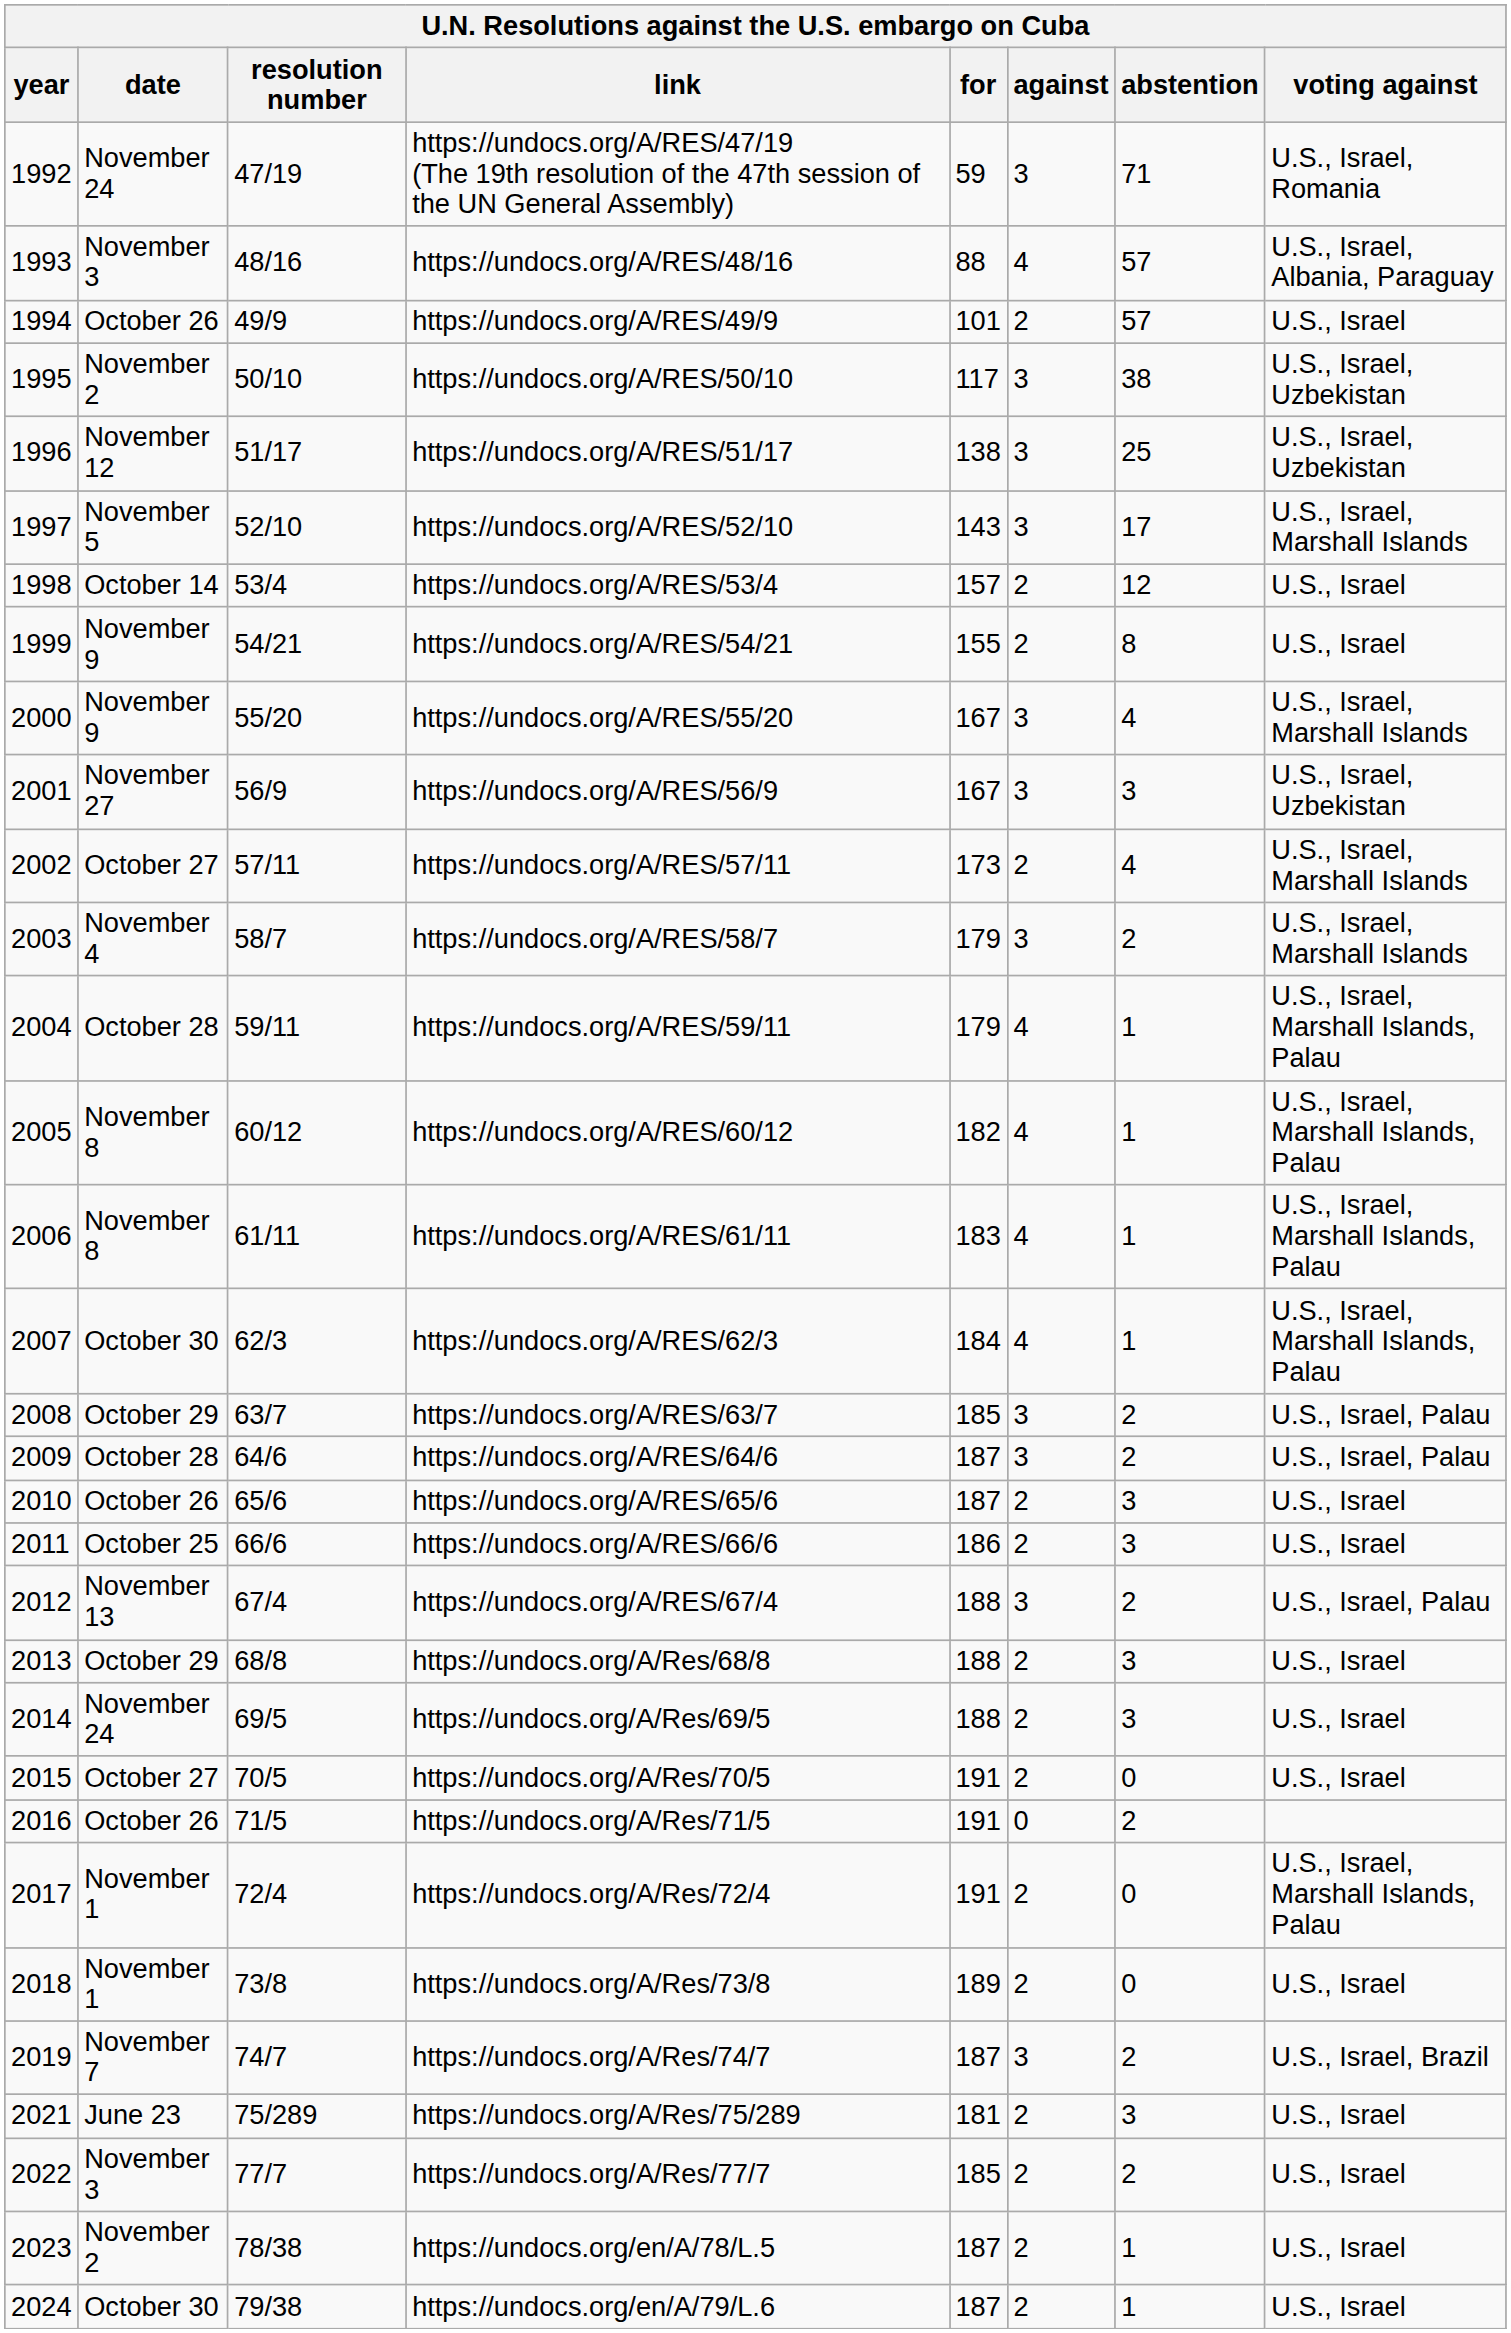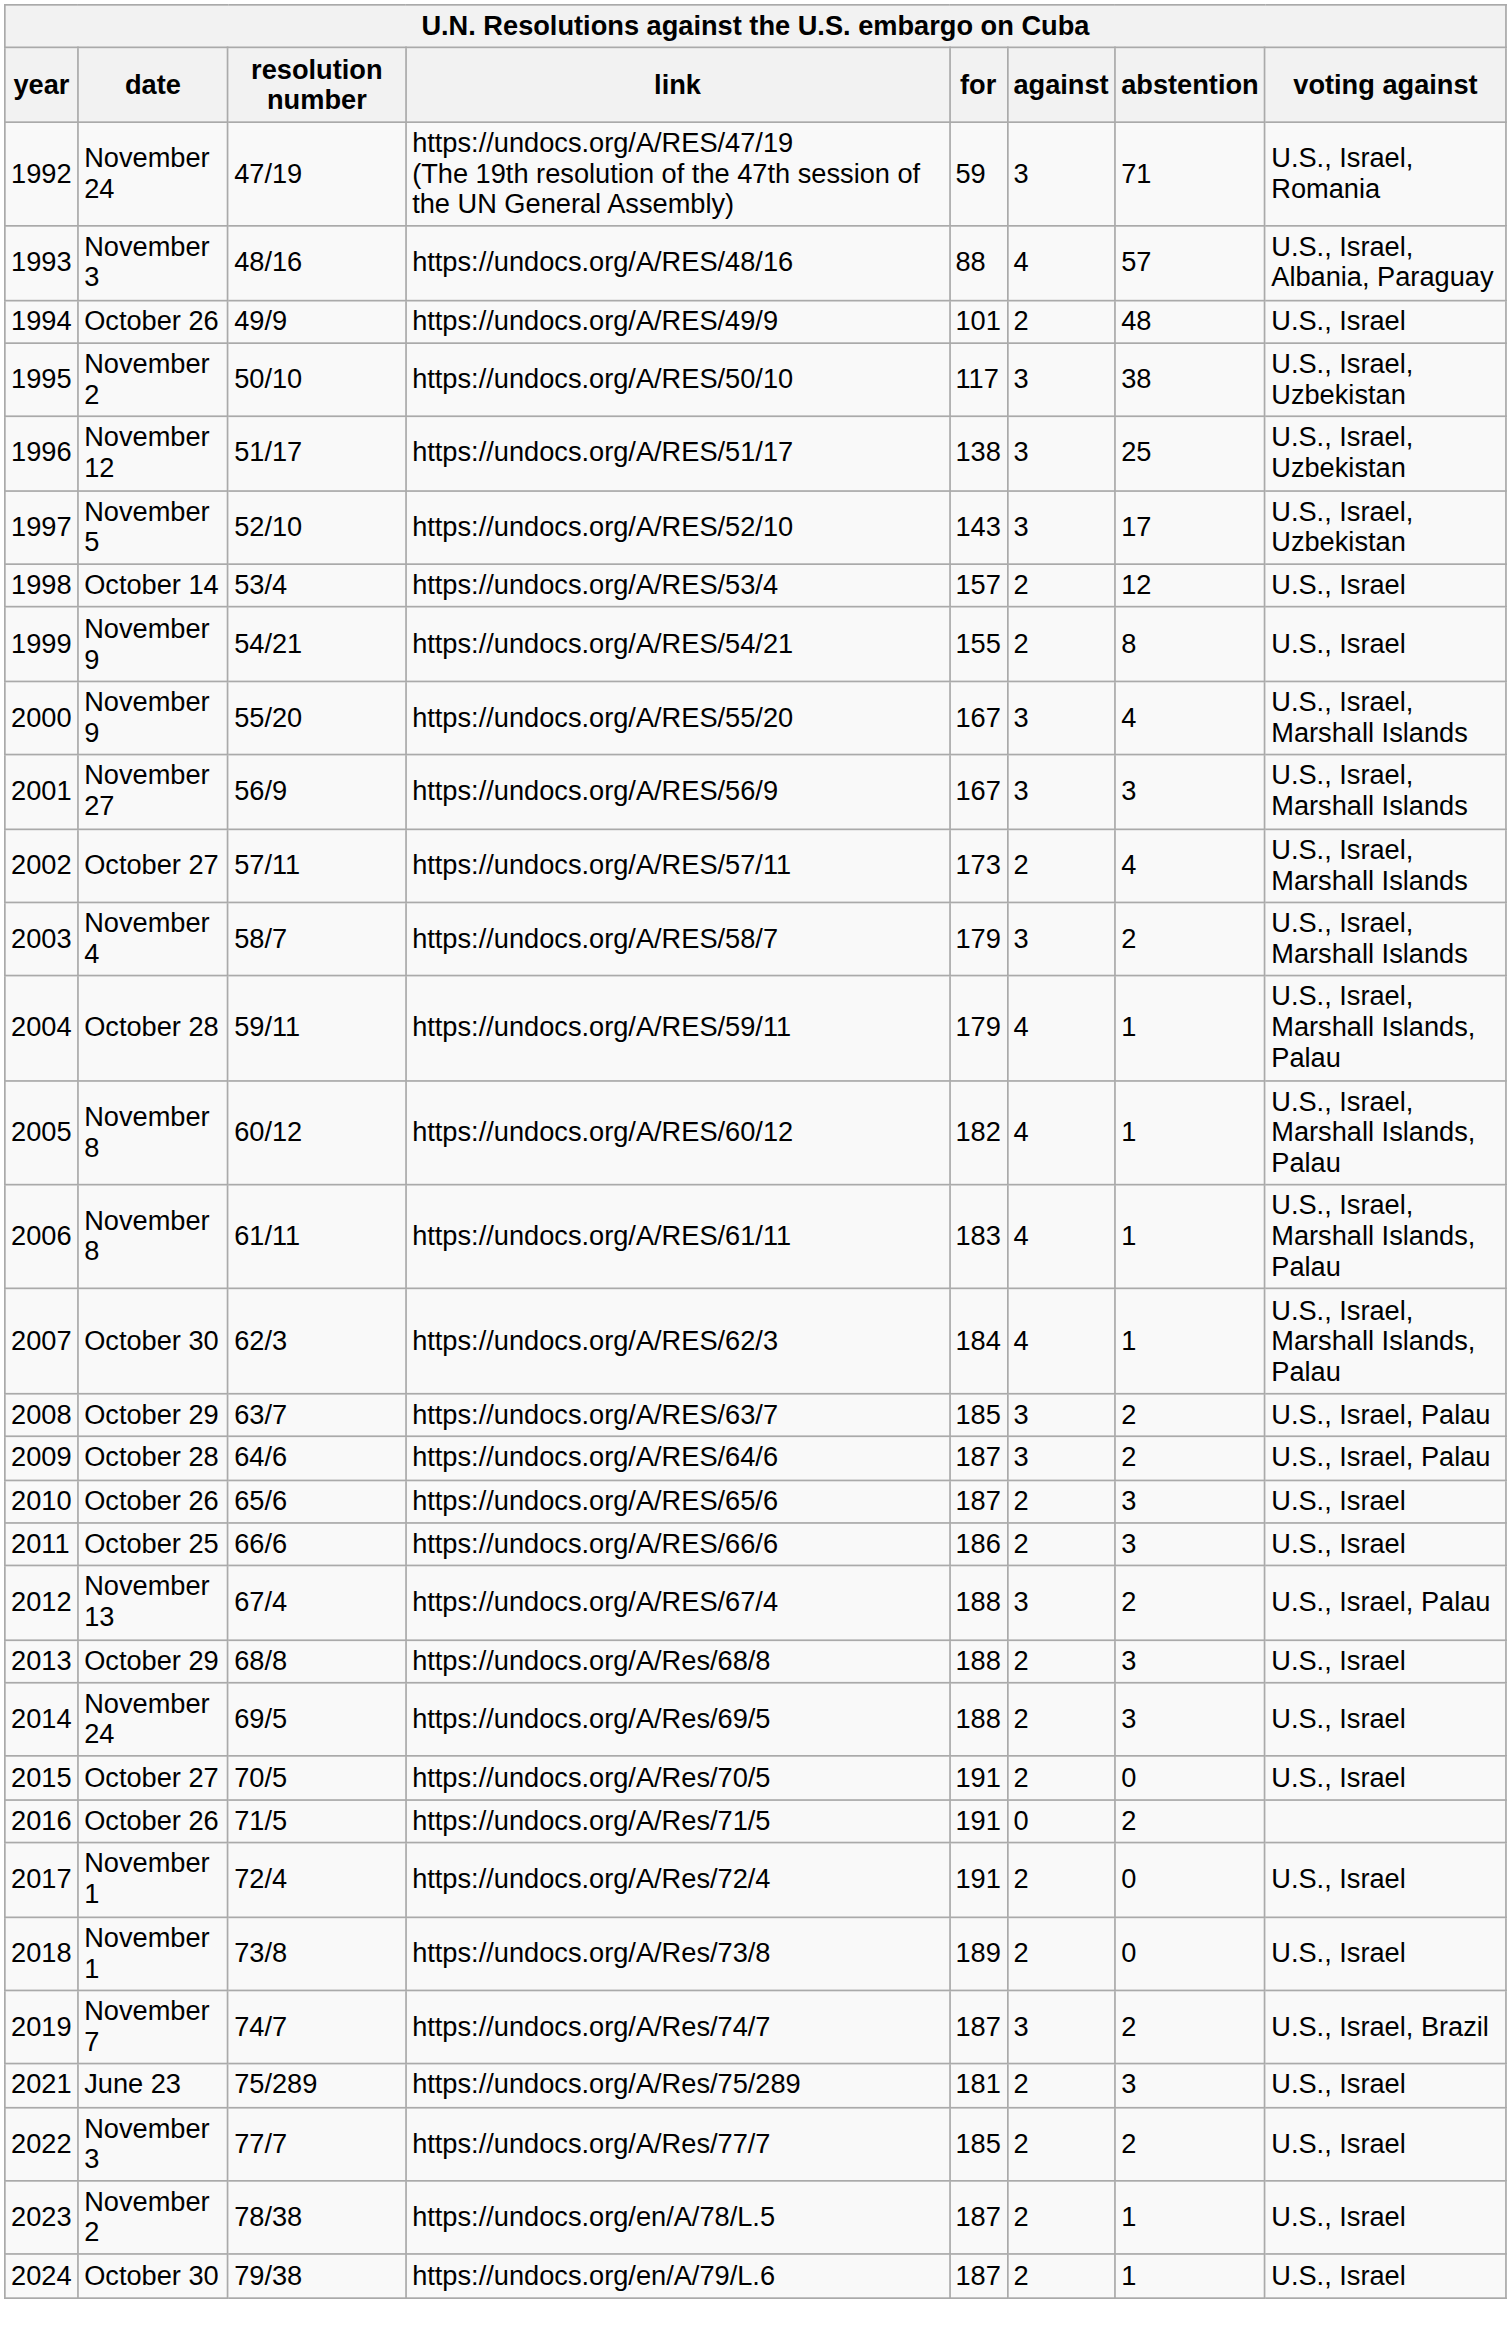(1136, 321) 57 -> (1136, 321) 48
(1370, 526) U.S., Israel, Marshall Islands -> (1342, 526) U.S., Israel, Uzbekistan
(1342, 791) U.S., Israel, Uzbekistan -> (1370, 791) U.S., Israel, Marshall Islands
(1373, 1894) U.S., Israel, Marshall Islands, Palau -> (1339, 1879) U.S., Israel
